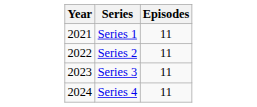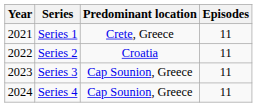+ column: (140, 14)
